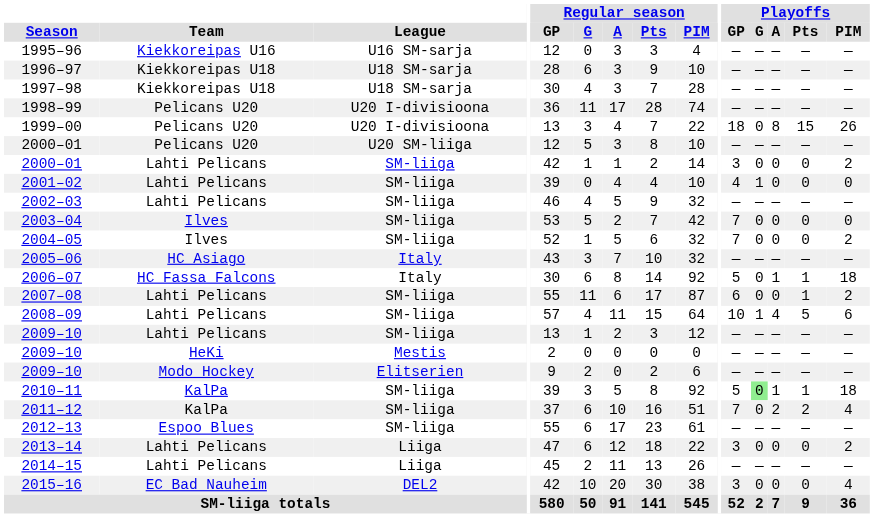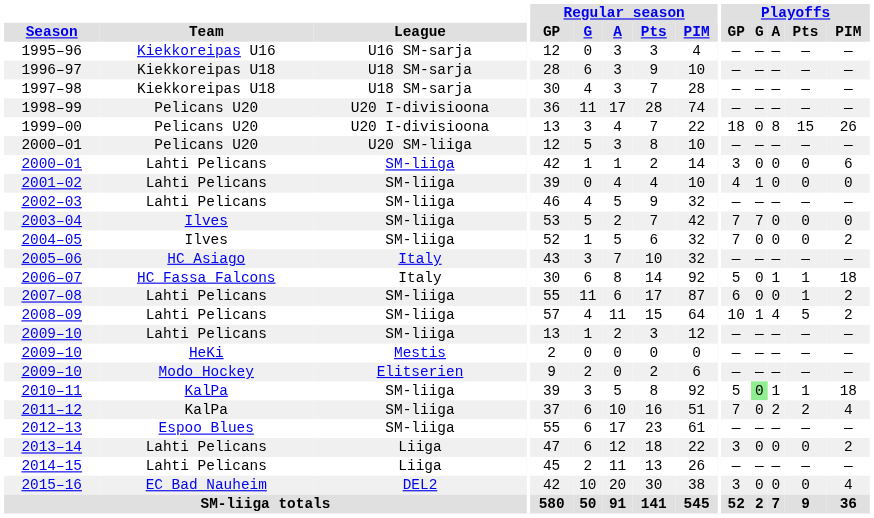(848, 164) 2 -> (848, 164) 6
(759, 221) 0 -> (759, 221) 7
(848, 315) 6 -> (848, 315) 2
